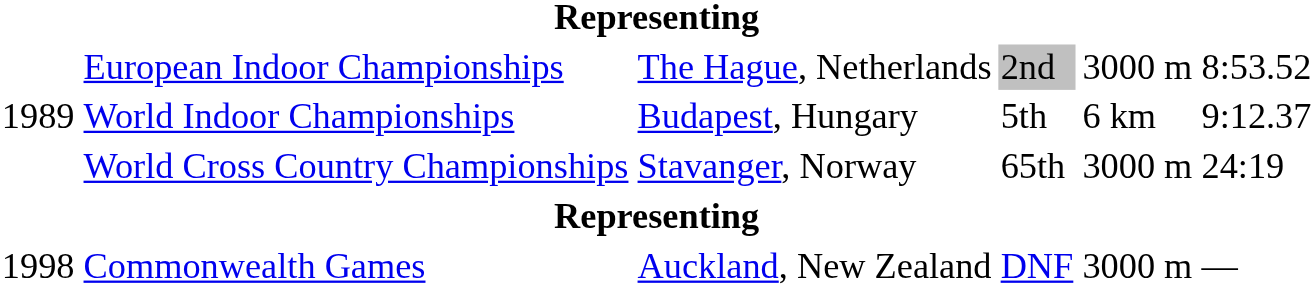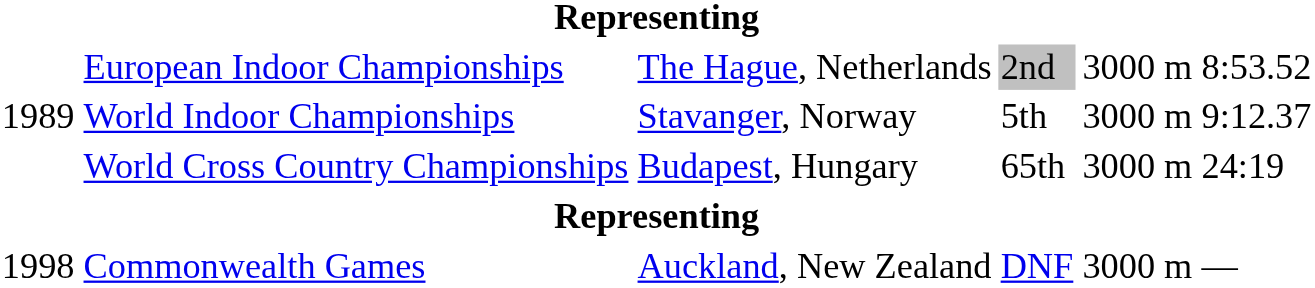(778, 116) Budapest, Hungary -> (777, 116) Stavanger, Norway
(1119, 116) 6 km -> (1137, 116) 3000 m
(777, 166) Stavanger, Norway -> (778, 166) Budapest, Hungary
